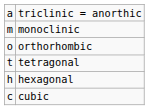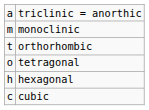(10, 46) o -> (10, 46) t
(10, 63) t -> (10, 63) o
